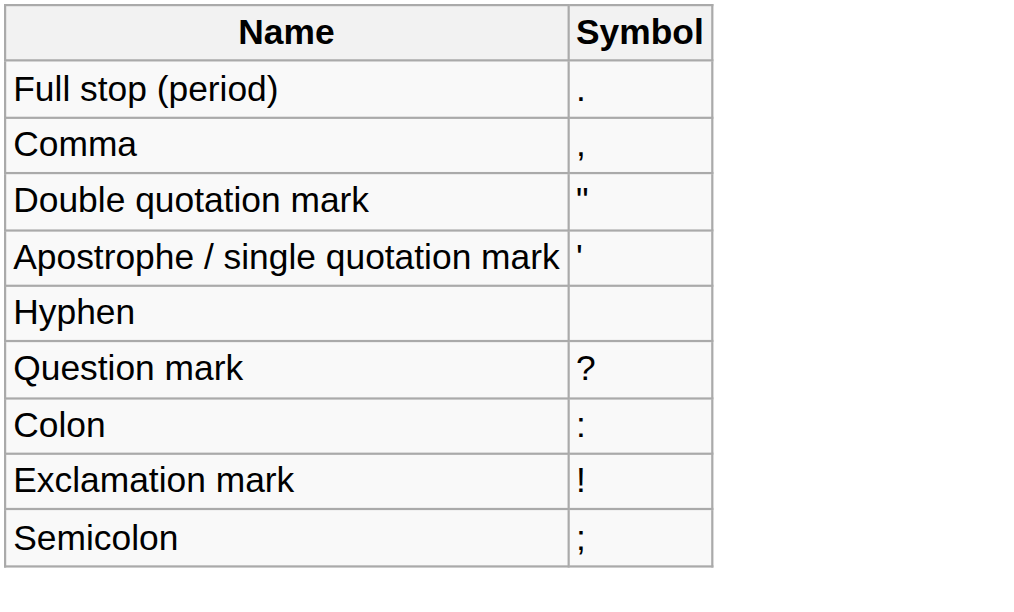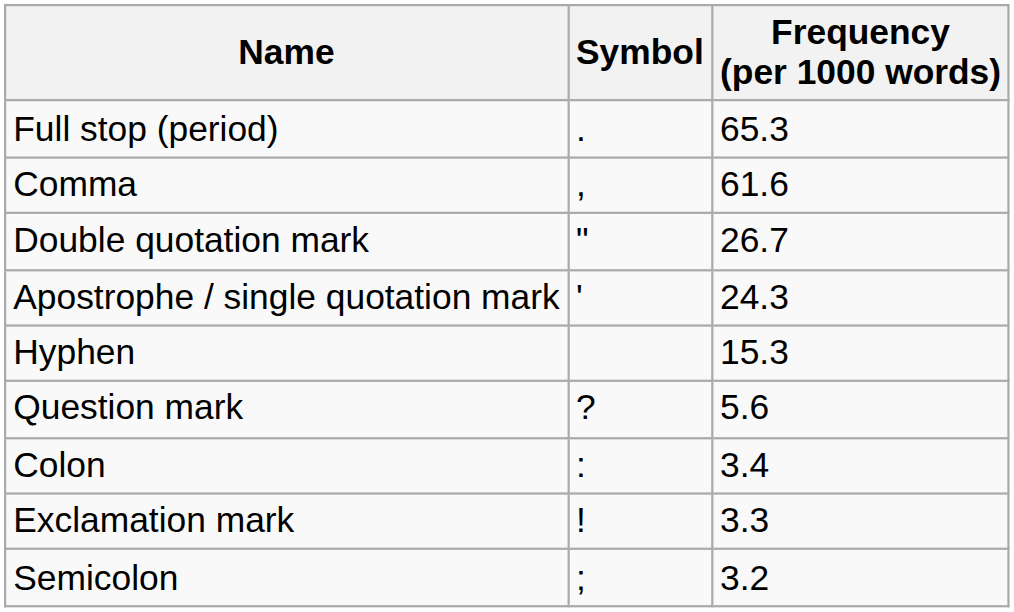+ column: (861, 52)
